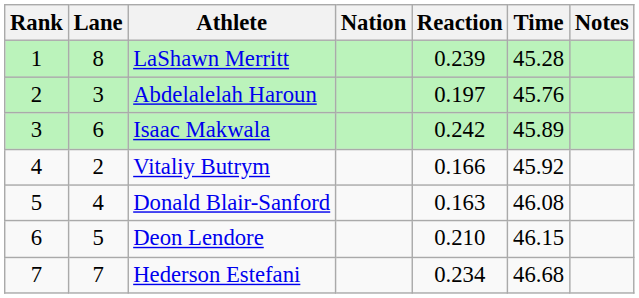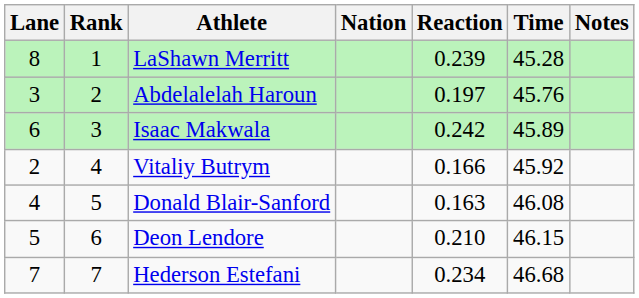columns swapped: (36, 22) <-> (98, 22)
